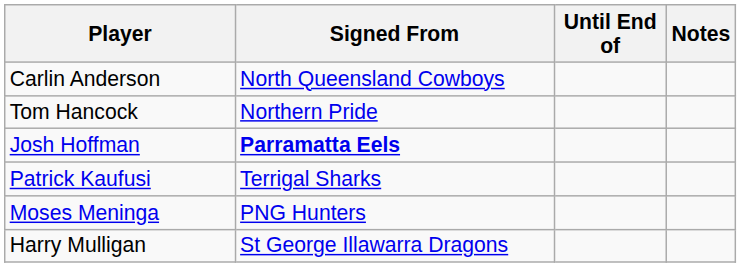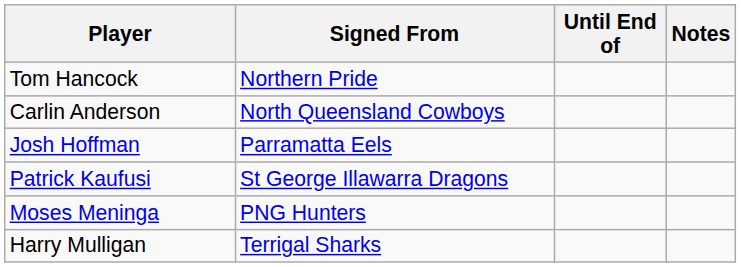rows swapped: (85, 79) <-> (74, 112)
(320, 146) bold -> (316, 146) normal
(311, 179) Terrigal Sharks -> (374, 179) St George Illawarra Dragons
(374, 246) St George Illawarra Dragons -> (311, 246) Terrigal Sharks
